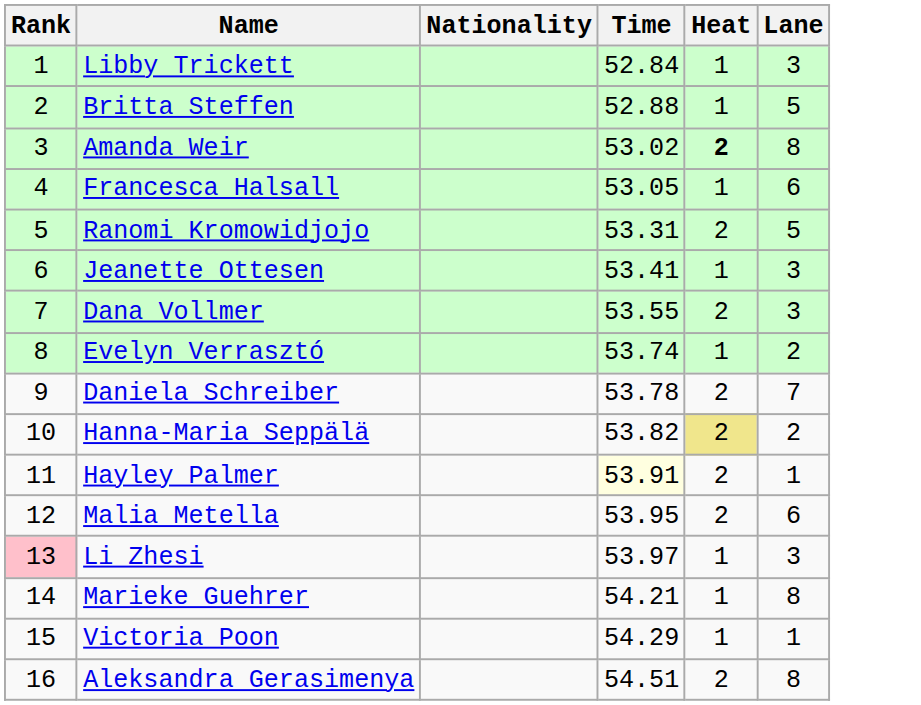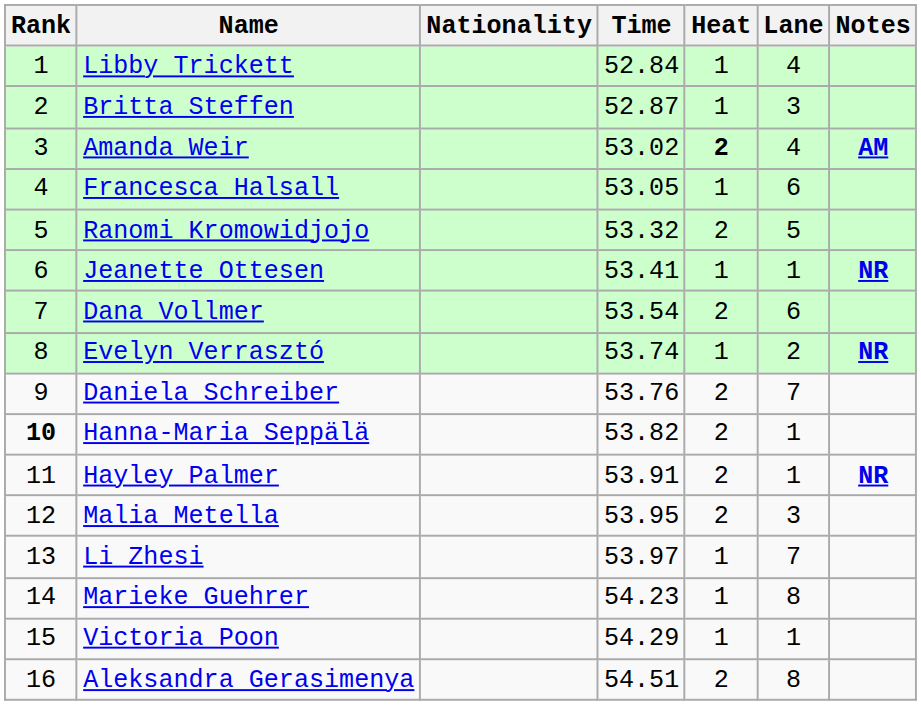+ column: (873, 25)
(793, 66) 3 -> (793, 66) 4
(642, 107) 52.88 -> (642, 107) 52.87
(793, 107) 5 -> (793, 107) 3
(793, 148) 8 -> (793, 148) 4
(642, 230) 53.31 -> (642, 230) 53.32
(793, 271) 3 -> (793, 271) 1
(642, 312) 53.55 -> (642, 312) 53.54
(793, 312) 3 -> (793, 312) 6
(642, 393) 53.78 -> (642, 393) 53.76
(41, 434) normal -> (41, 434) bold
(721, 434) khaki background -> (721, 434) no background
(793, 434) 2 -> (793, 434) 1
(642, 475) lightyellow background -> (642, 475) no background
(793, 516) 6 -> (793, 516) 3
(41, 557) pink background -> (41, 557) no background
(793, 557) 3 -> (793, 557) 7
(642, 598) 54.21 -> (642, 598) 54.23
